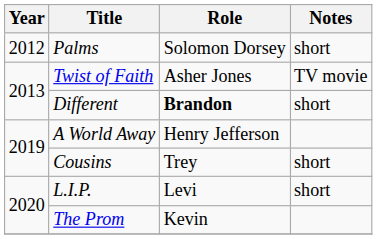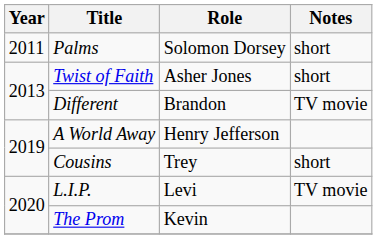(27, 47) 2012 -> (26, 47) 2011
(331, 76) TV movie -> (312, 76) short
(198, 104) bold -> (195, 104) normal
(312, 104) short -> (331, 104) TV movie
(312, 190) short -> (331, 190) TV movie
